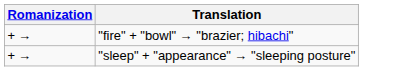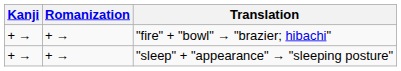+ column: (23, 14)
